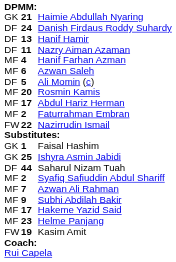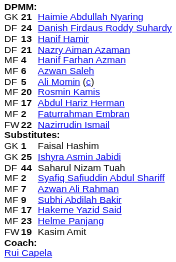(26, 49) 11 -> (26, 49) 21
